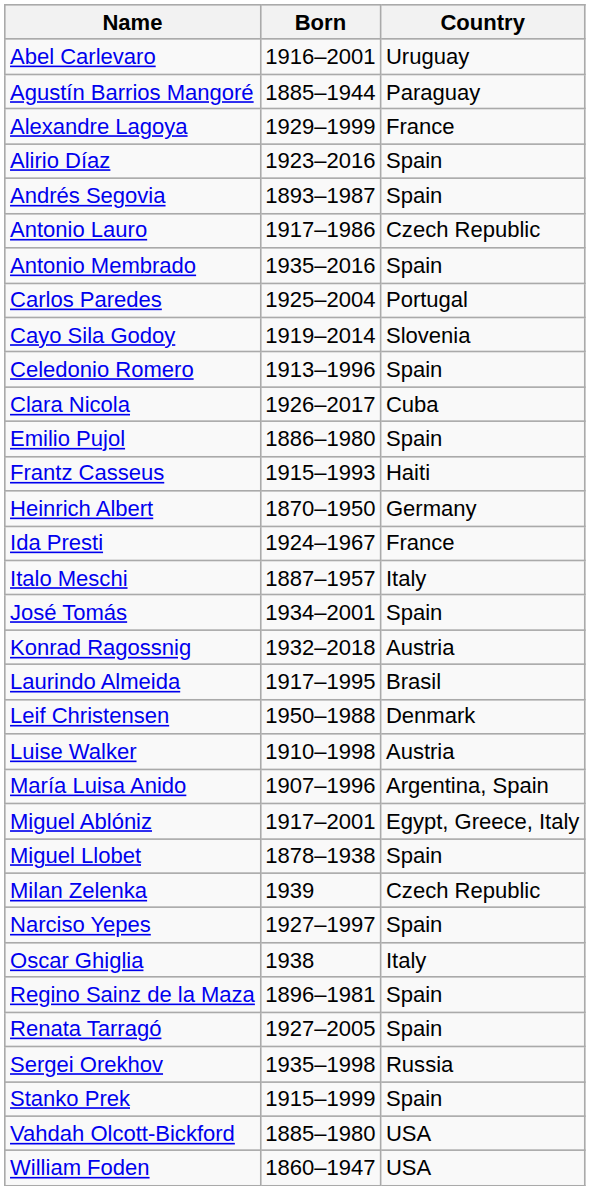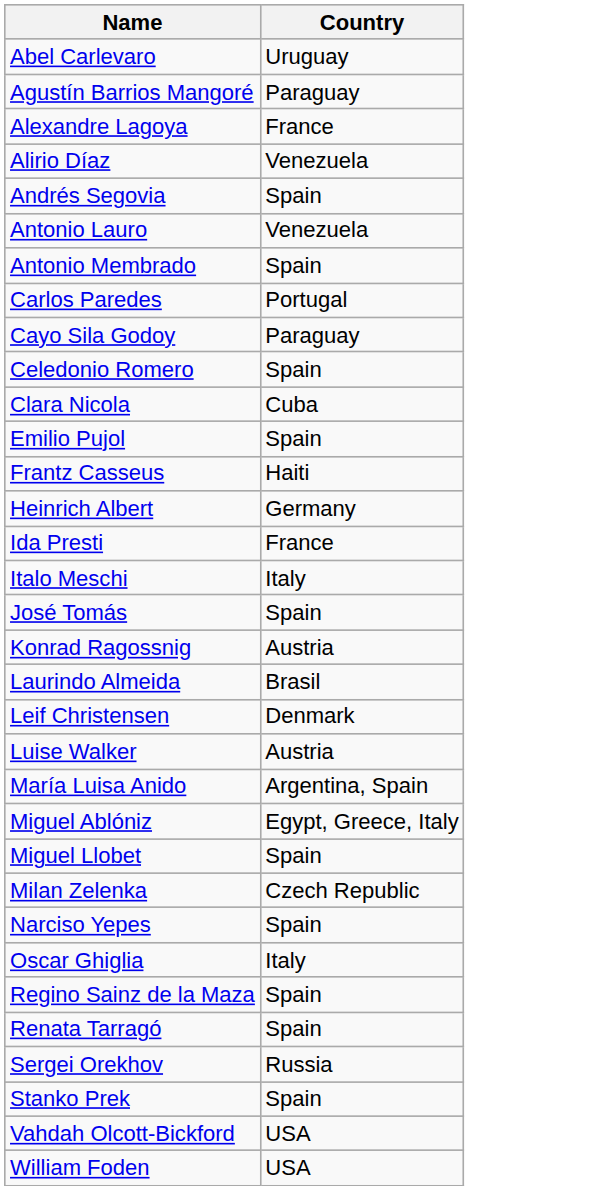- column: (320, 22)
(414, 161) Spain -> (317, 161) Venezuela
(463, 230) Czech Republic -> (317, 230) Venezuela
(428, 334) Slovenia -> (312, 334) Paraguay
